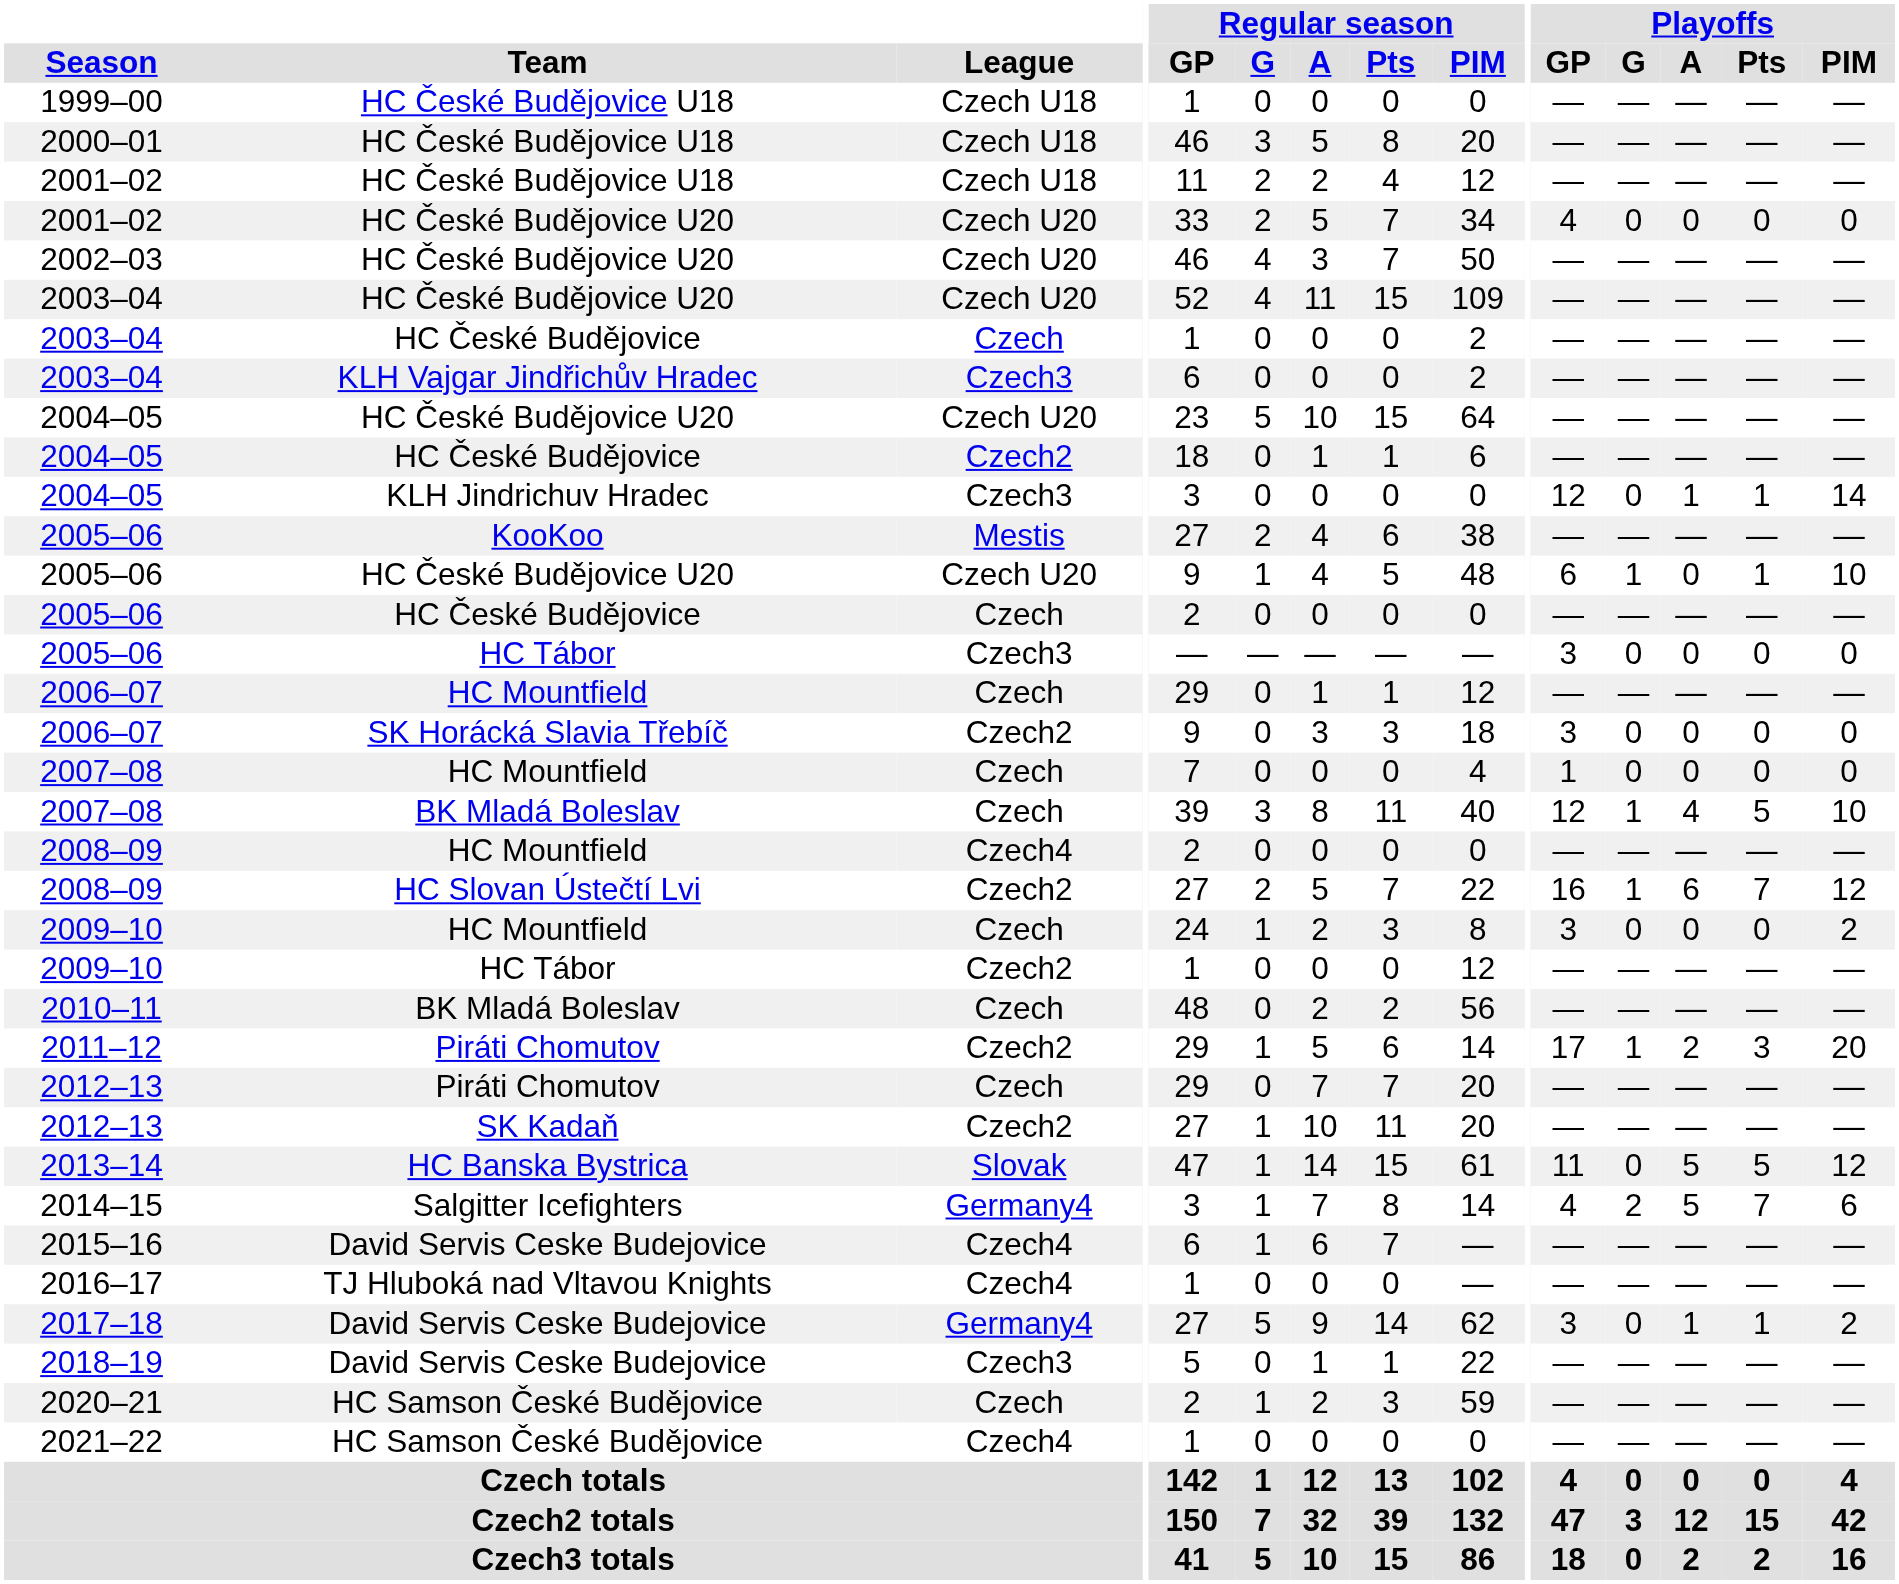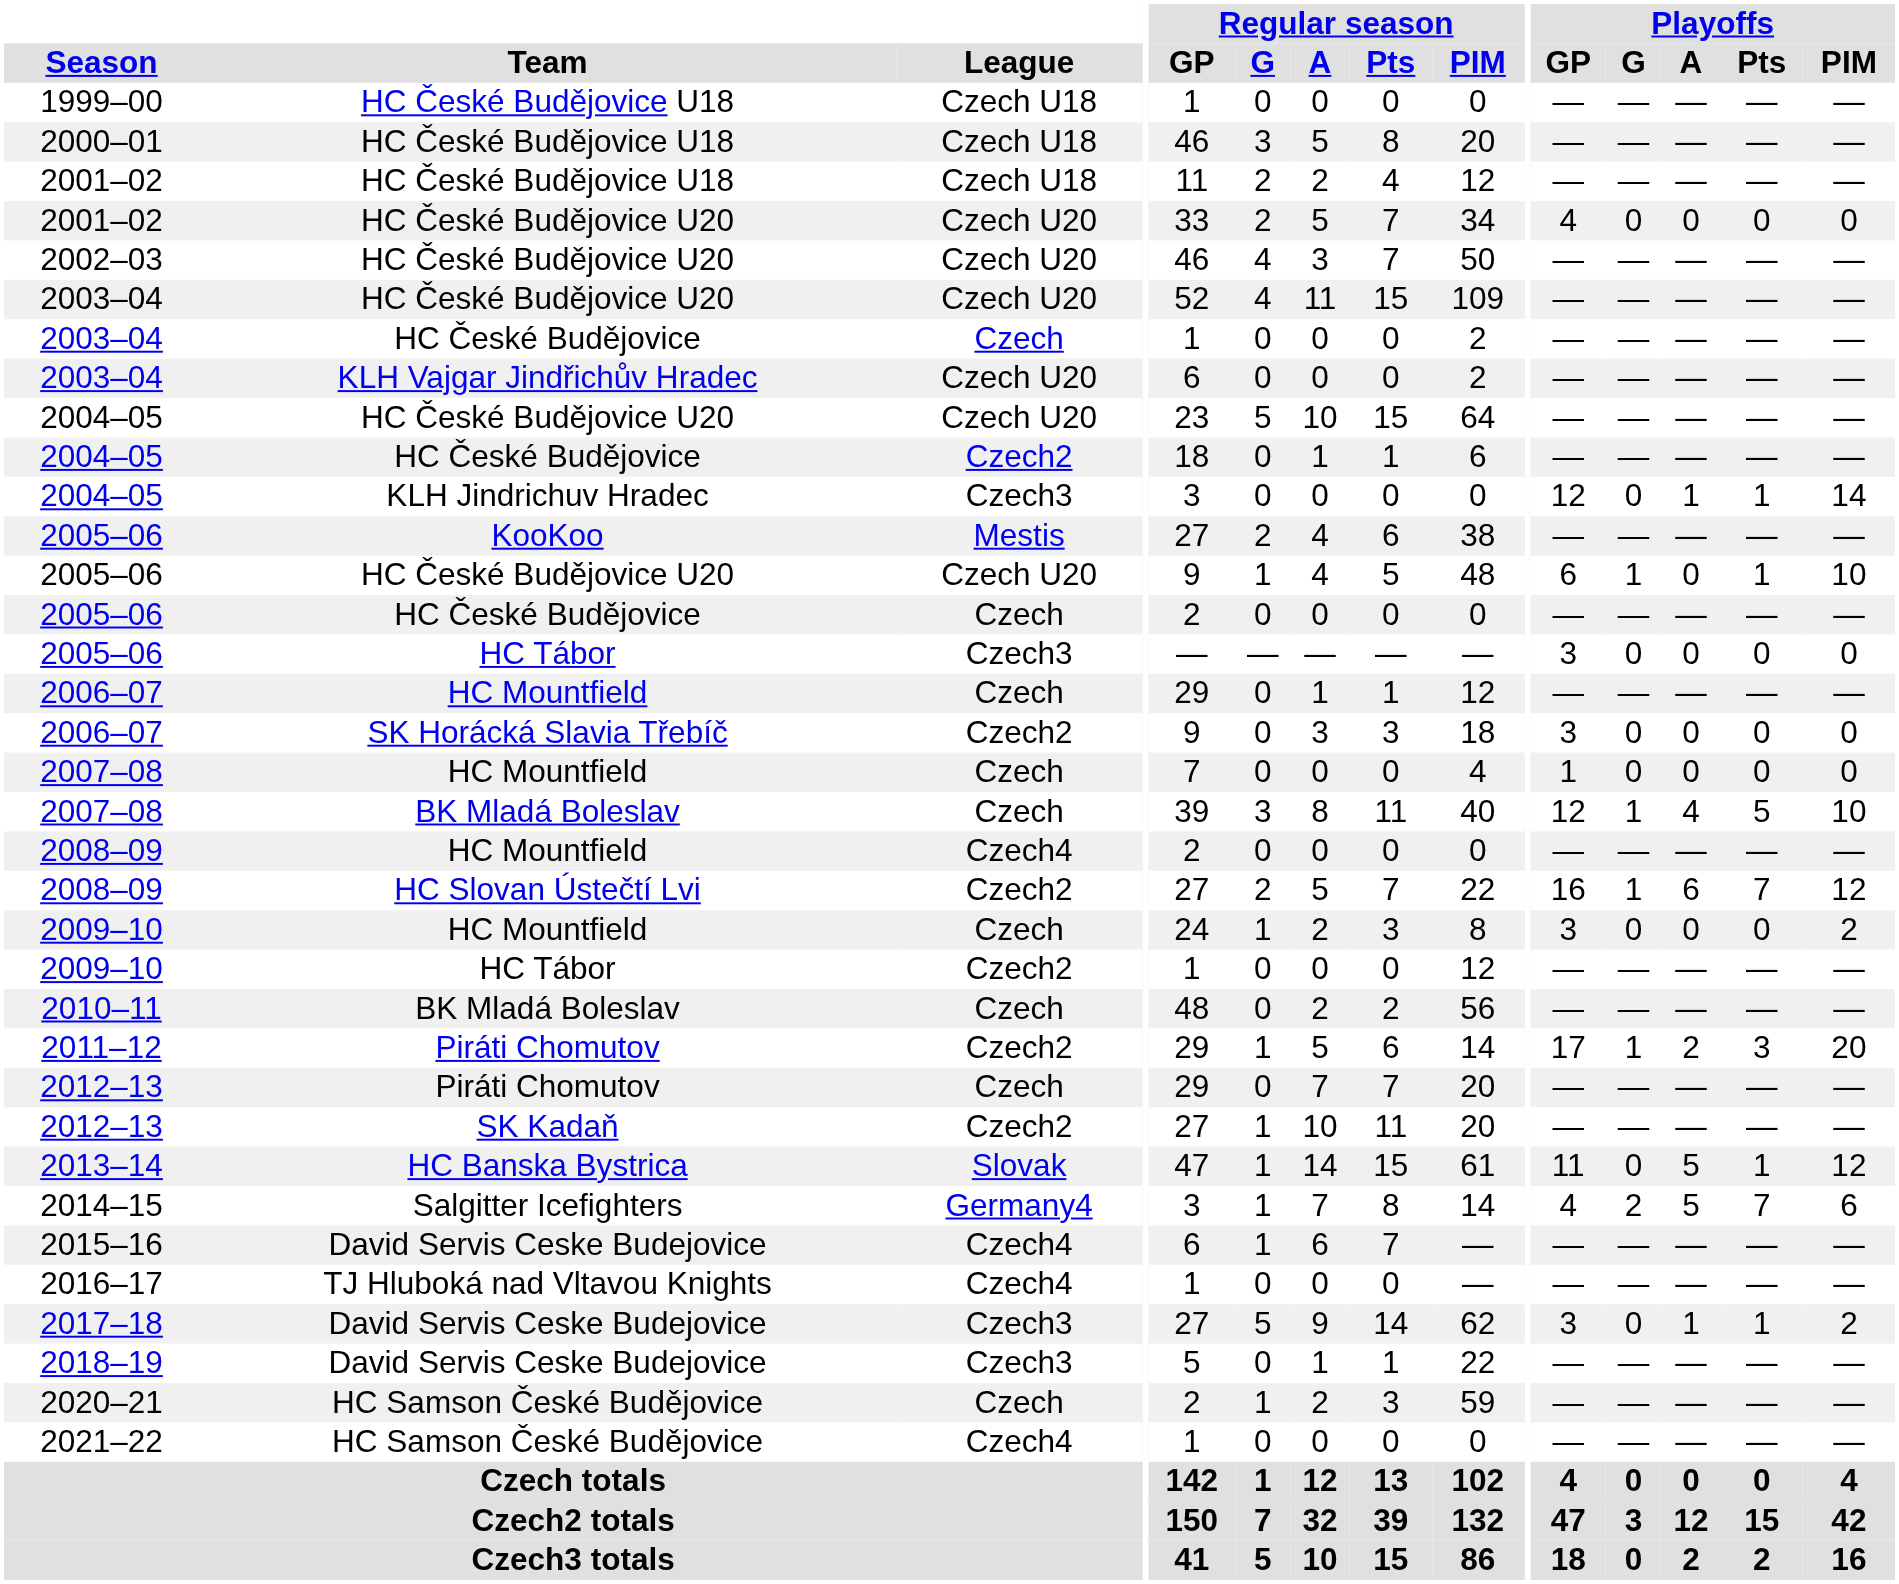(1019, 377) Czech3 -> (1019, 377) Czech U20
(1762, 1165) 5 -> (1762, 1165) 1
(1019, 1323) Germany4 -> (1019, 1323) Czech3
